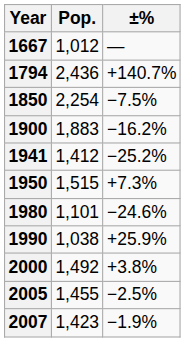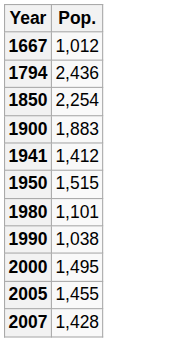- column: (142, 18)
(77, 267) 1,492 -> (77, 267) 1,495
(77, 322) 1,423 -> (77, 322) 1,428
